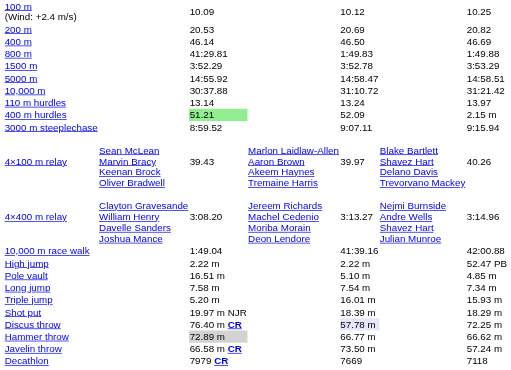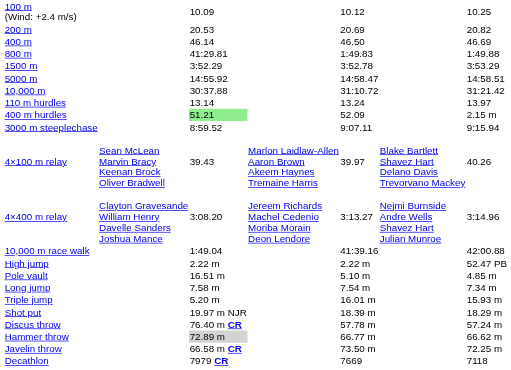(358, 324) lavender background -> (358, 324) no background
(484, 324) 72.25 m -> (484, 324) 57.24 m
(484, 349) 57.24 m -> (484, 349) 72.25 m
